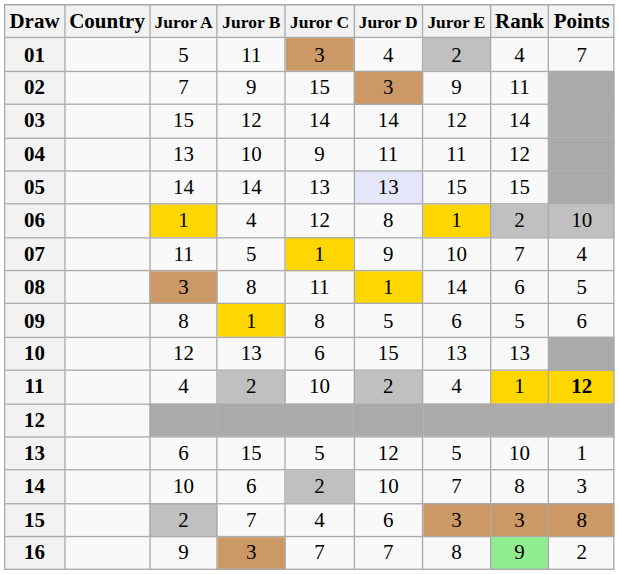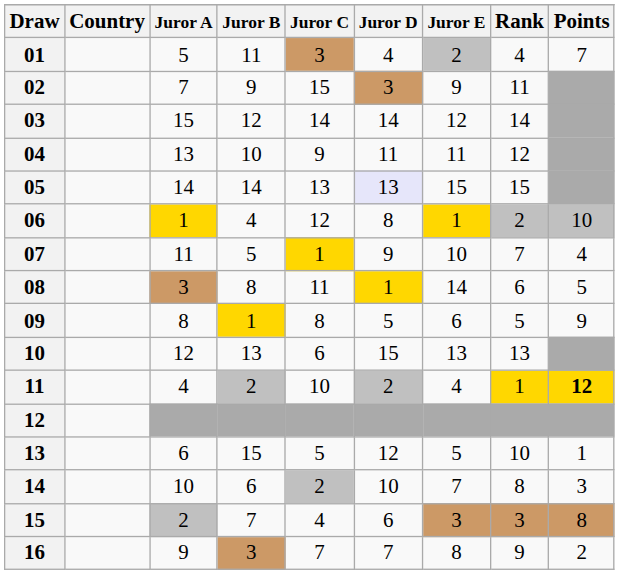(582, 320) 6 -> (582, 320) 9
(520, 552) lightgreen background -> (520, 552) no background
